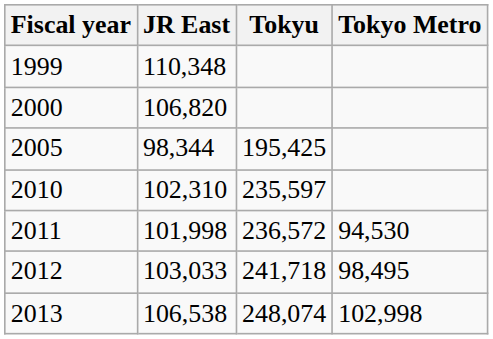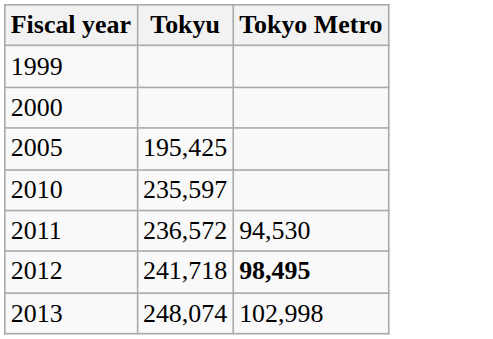- column: (187, 25)
(374, 271) normal -> (275, 271) bold
